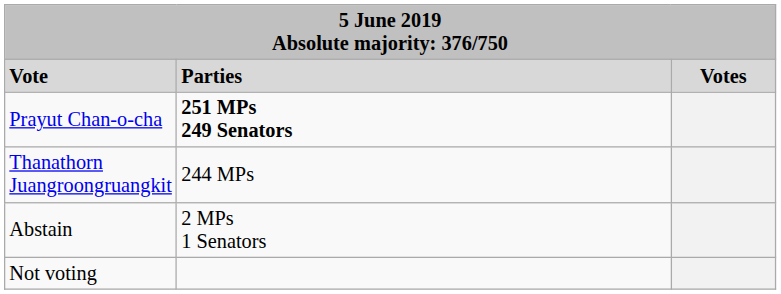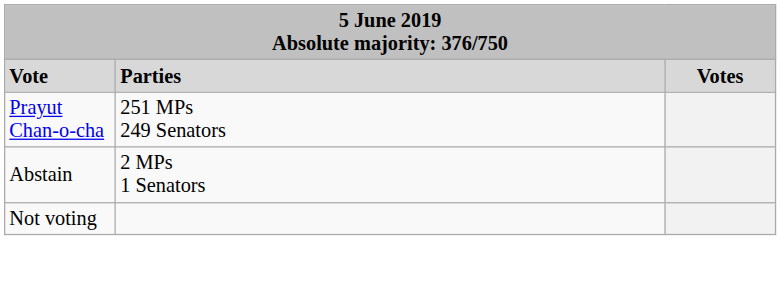(237, 119) bold -> (173, 119) normal
- row: (91, 174)
